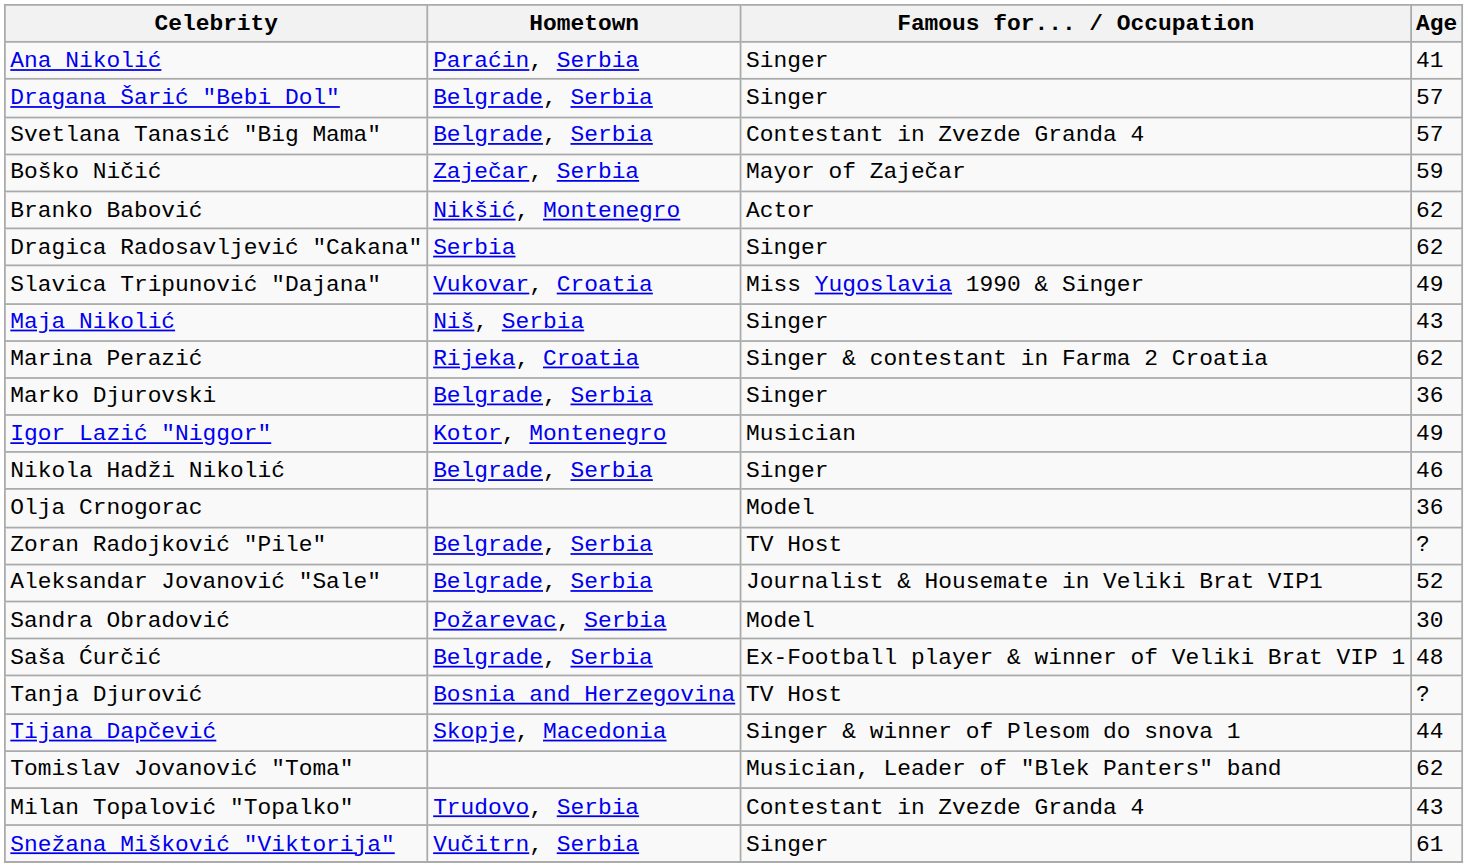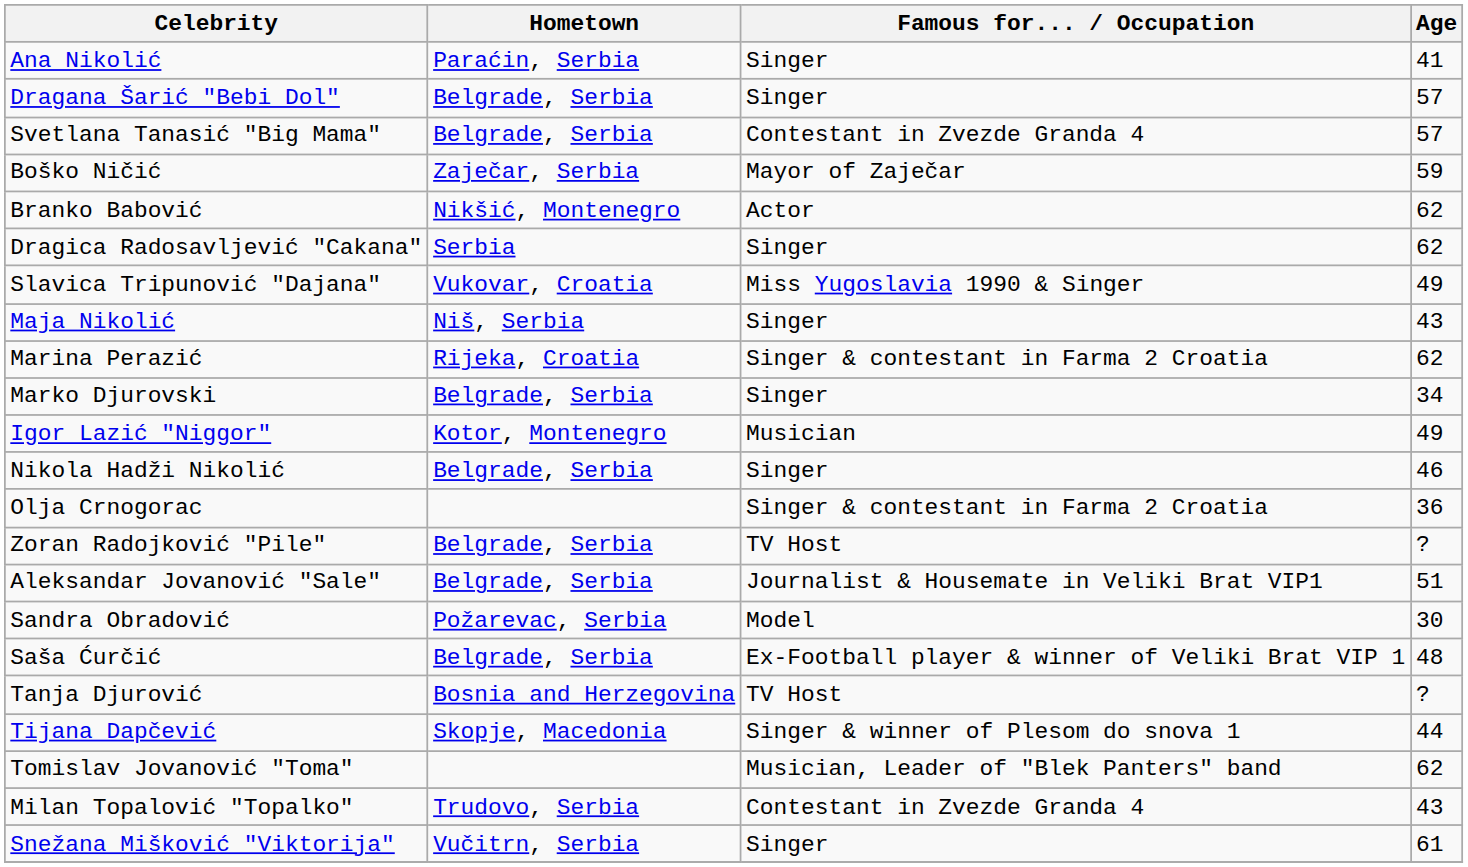(1430, 396) 36 -> (1430, 396) 34
(780, 508) Model -> (1007, 508) Singer & contestant in Farma 2 Croatia
(1430, 583) 52 -> (1430, 583) 51
